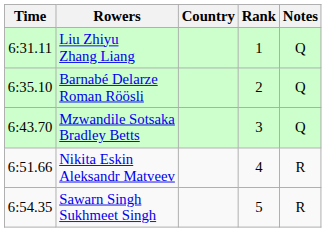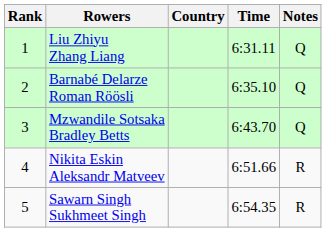columns swapped: (259, 16) <-> (30, 16)
